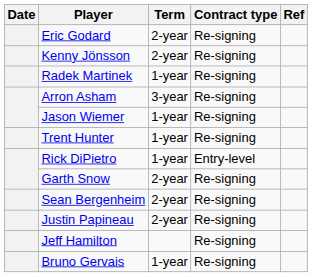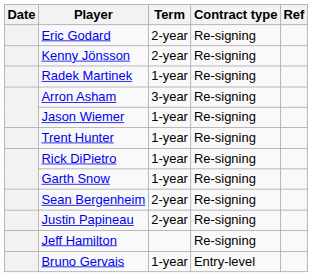(225, 158) Entry-level -> (225, 158) Re-signing
(170, 179) 2-year -> (170, 179) 1-year
(225, 261) Re-signing -> (225, 261) Entry-level
